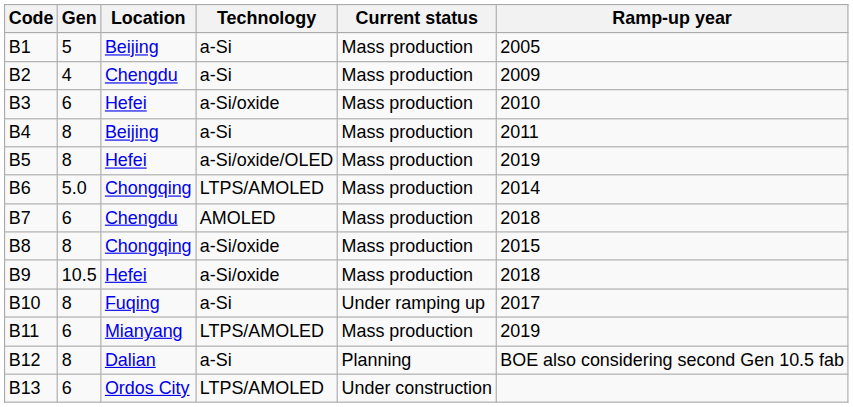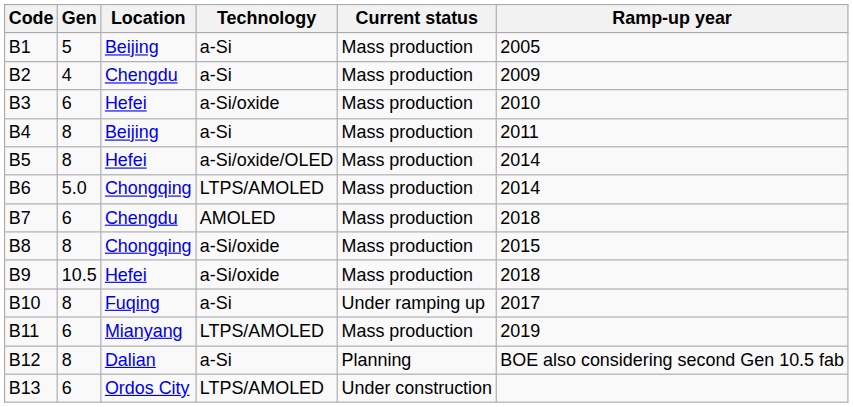(520, 160) 2019 -> (520, 160) 2014
